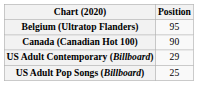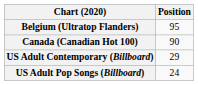(174, 73) 25 -> (174, 73) 24
